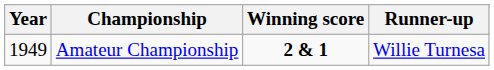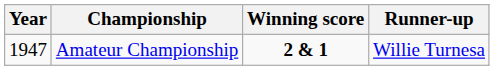(28, 49) 1949 -> (28, 49) 1947
